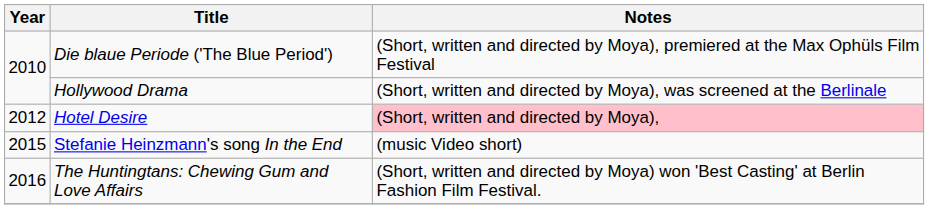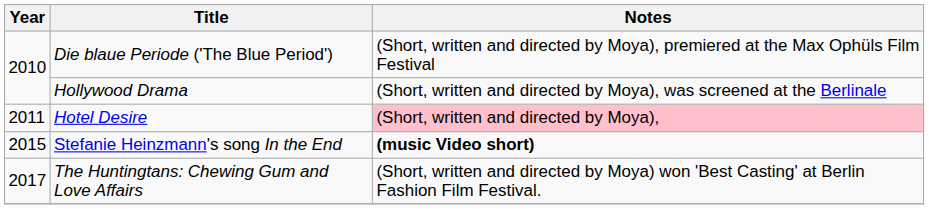(27, 117) 2012 -> (27, 117) 2011
(449, 144) normal -> (455, 144) bold
(27, 181) 2016 -> (27, 181) 2017
